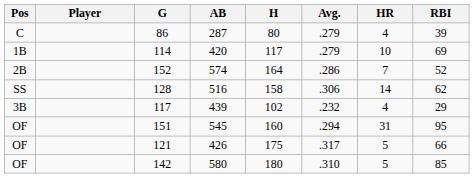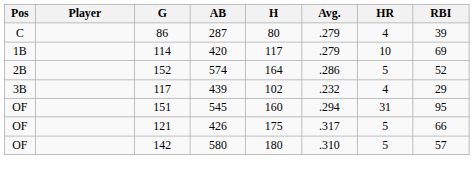(385, 70) 7 -> (385, 70) 5
- row: (162, 88)
(441, 164) 85 -> (441, 145) 57
